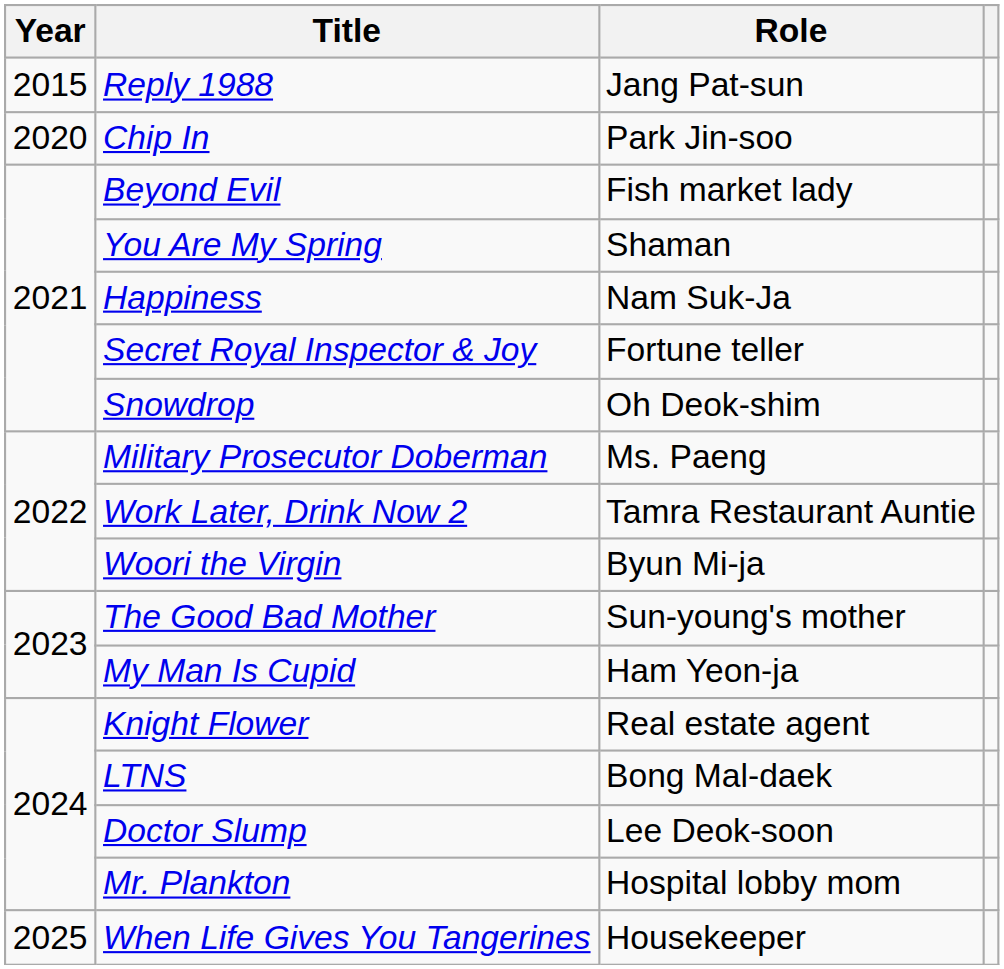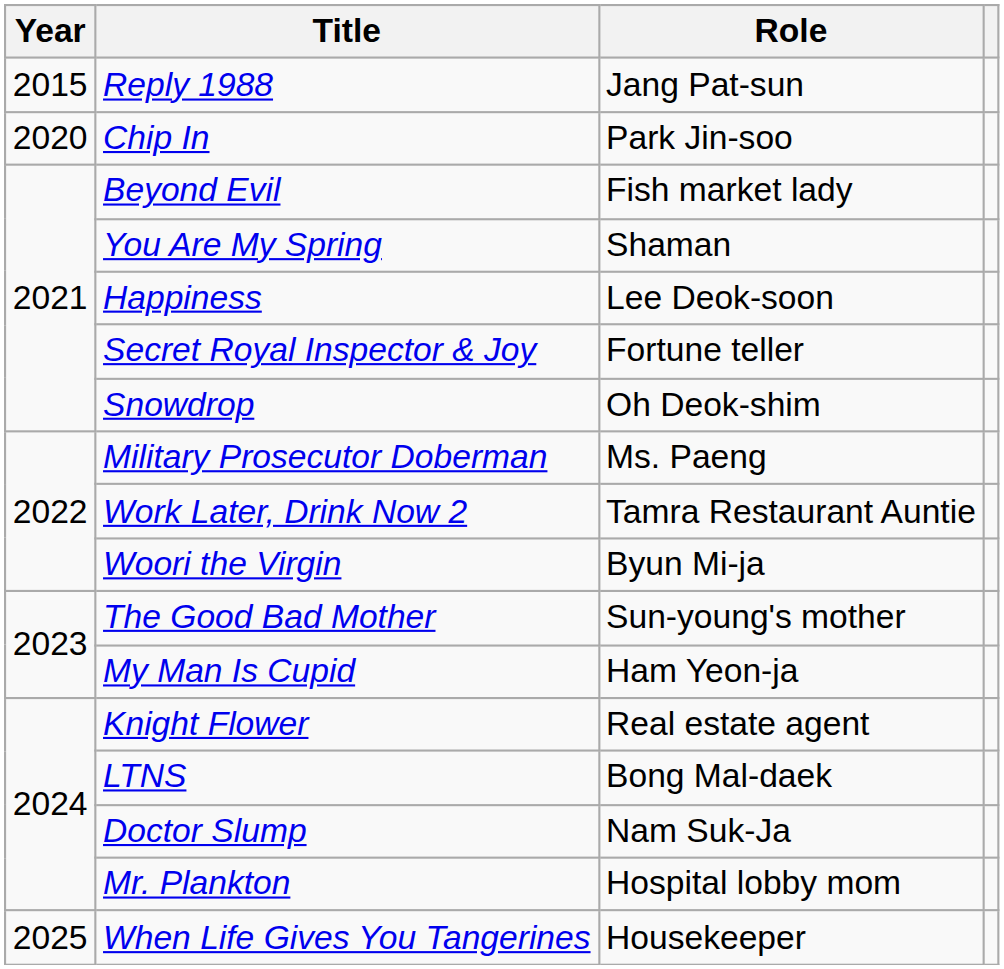(698, 297) Nam Suk-Ja -> (720, 297) Lee Deok-soon
(720, 830) Lee Deok-soon -> (698, 830) Nam Suk-Ja
